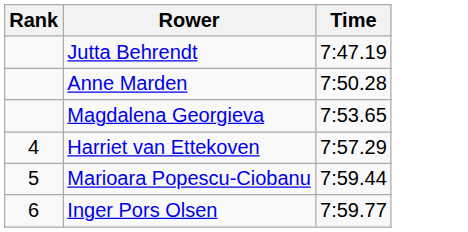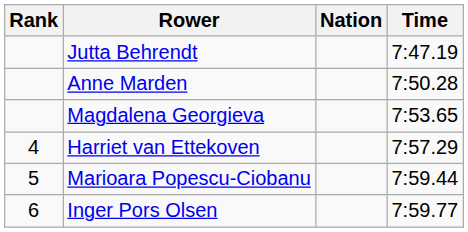+ column: (351, 20)
